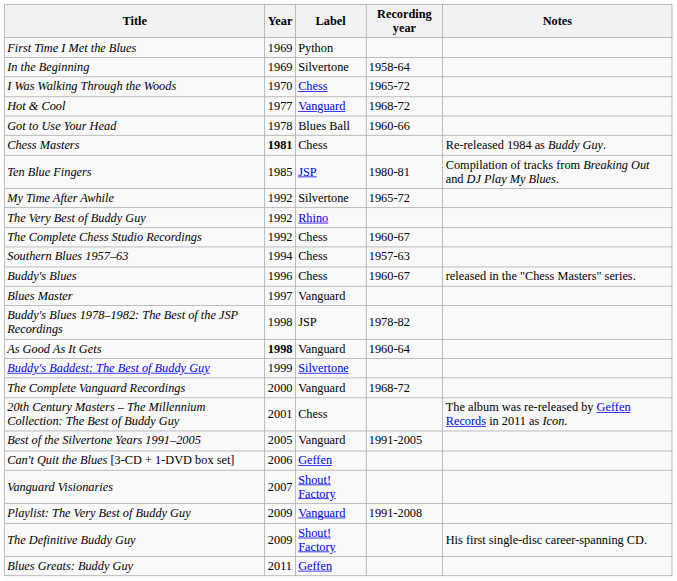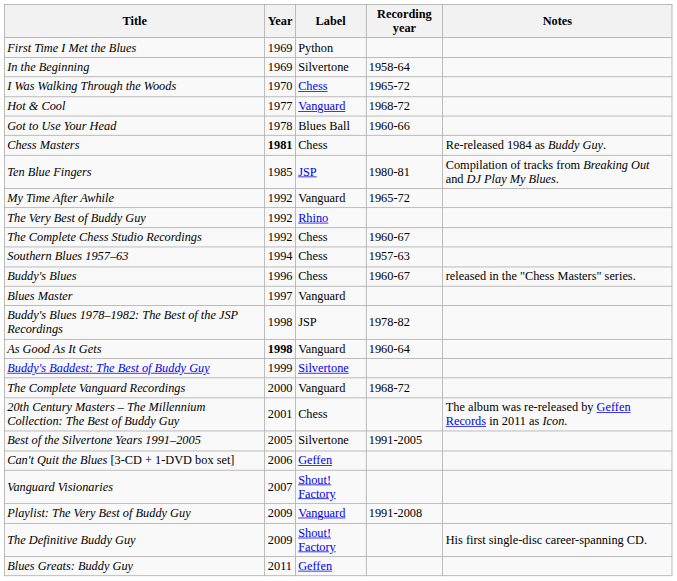(323, 198) Silvertone -> (322, 198) Vanguard
(322, 440) Vanguard -> (323, 440) Silvertone
